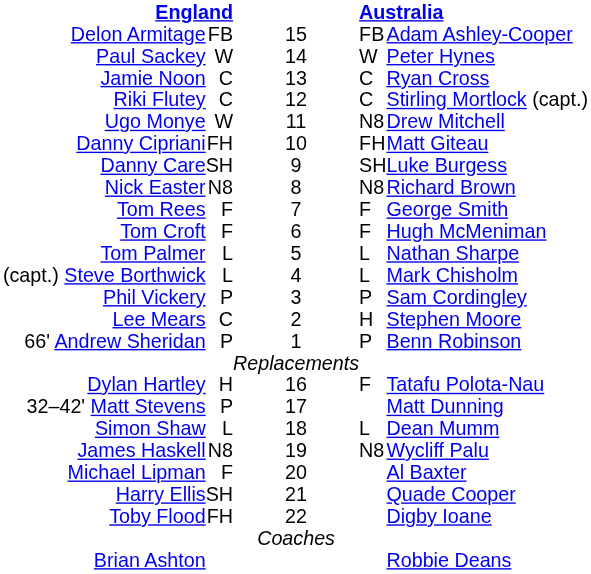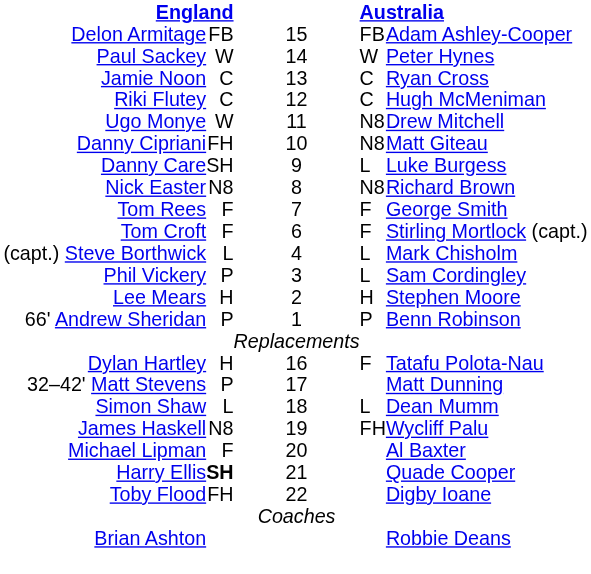(487, 100) Stirling Mortlock (capt.) -> (466, 100) Hugh McMeniman
(372, 143) FH -> (372, 143) N8
(373, 165) SH -> (365, 165) L
(466, 231) Hugh McMeniman -> (487, 231) Stirling Mortlock (capt.)
- row: (153, 253)
(366, 297) P -> (365, 275) L
(226, 319) C -> (226, 297) H
(372, 450) N8 -> (373, 428) FH
(219, 494) normal -> (220, 472) bold
